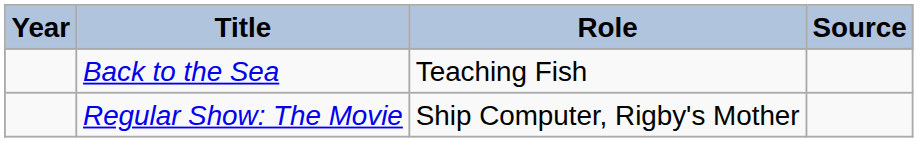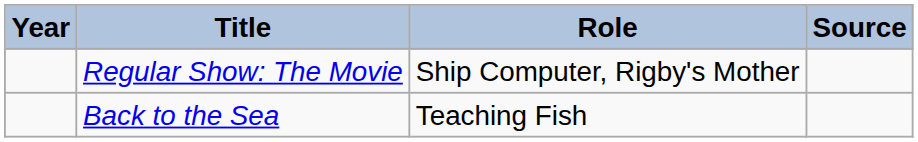rows swapped: (181, 71) <-> (243, 115)
